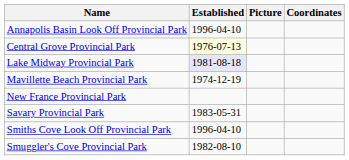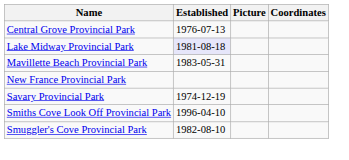- row: (97, 29)
(216, 46) lightyellow background -> (201, 29) no background
(216, 79) 1974-12-19 -> (201, 63) 1983-05-31
(216, 113) 1983-05-31 -> (201, 96) 1974-12-19
